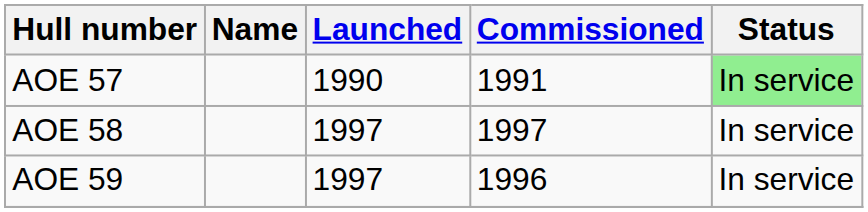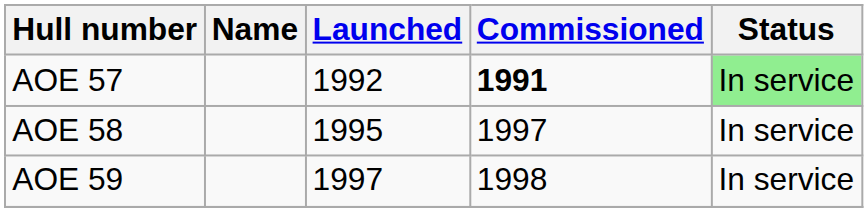(348, 79) 1990 -> (348, 79) 1992
(512, 79) normal -> (512, 79) bold
(348, 130) 1997 -> (348, 130) 1995
(512, 180) 1996 -> (512, 180) 1998
